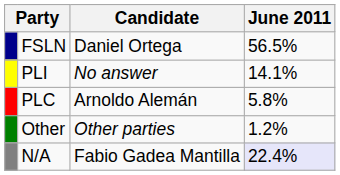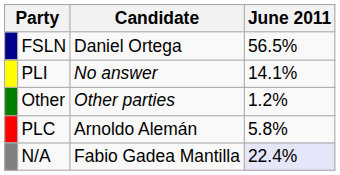rows swapped: (38, 101) <-> (43, 128)
